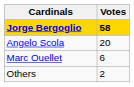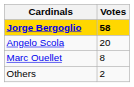(113, 58) 6 -> (113, 58) 8
